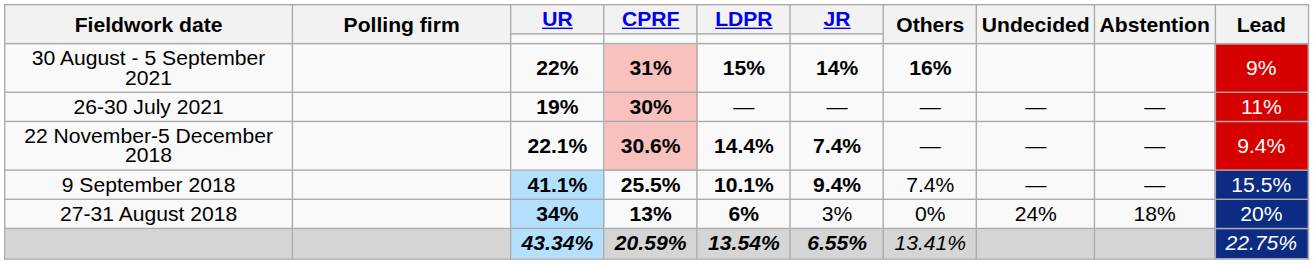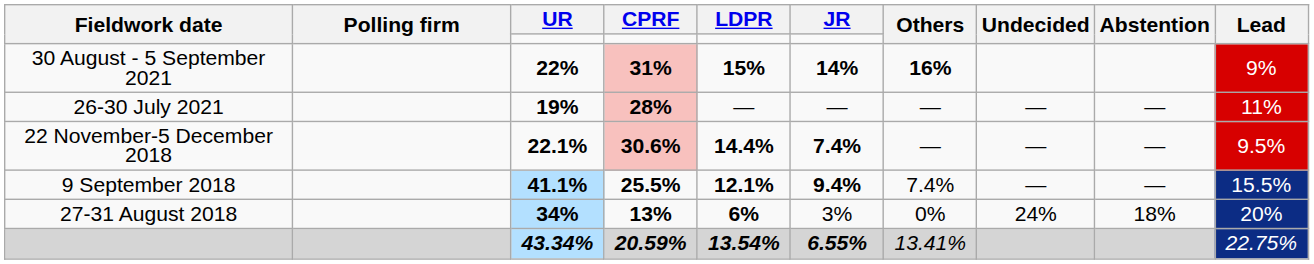(651, 107) 30% -> (651, 107) 28%
(1261, 146) 9.4% -> (1261, 146) 9.5%
(744, 185) 10.1% -> (744, 185) 12.1%
